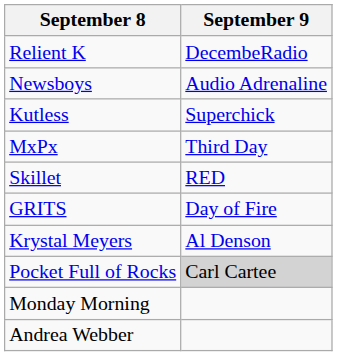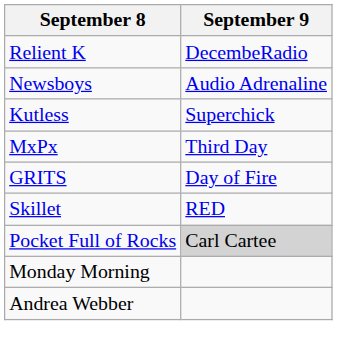rows swapped: (38, 209) <-> (35, 177)
- row: (71, 240)
